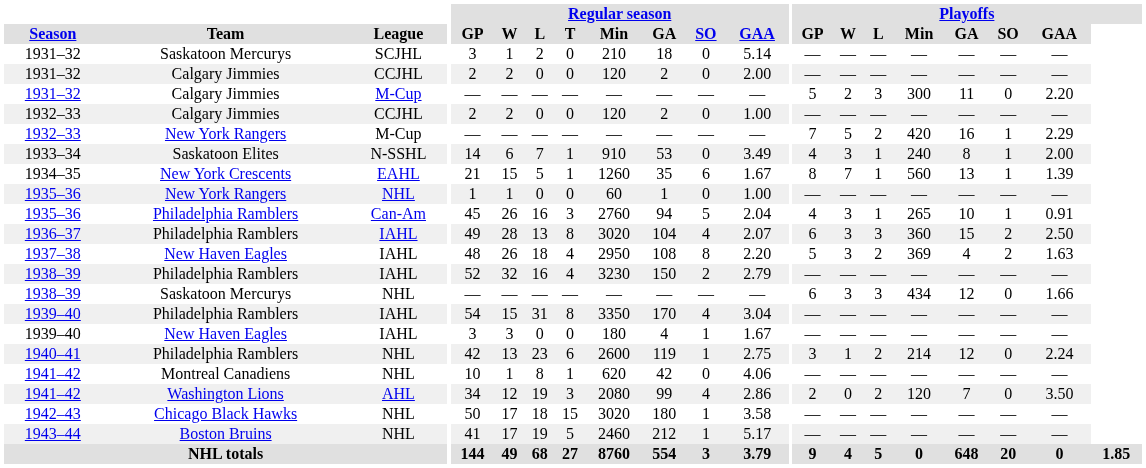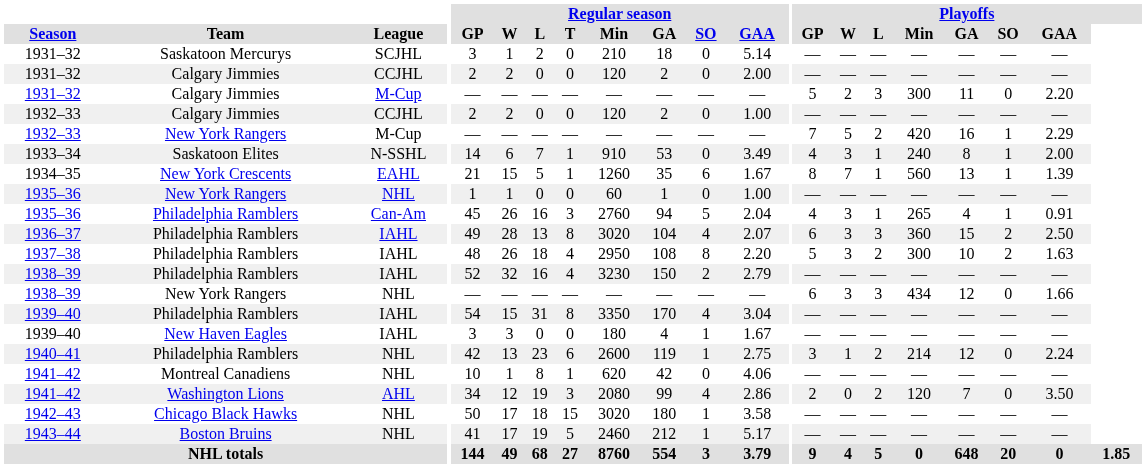(967, 214) 10 -> (967, 214) 4
(226, 254) New Haven Eagles -> (226, 254) Philadelphia Ramblers
(919, 254) 369 -> (919, 254) 300
(967, 254) 4 -> (967, 254) 10
(226, 294) Saskatoon Mercurys -> (226, 294) New York Rangers
